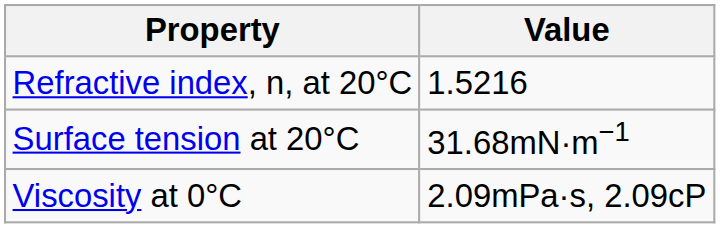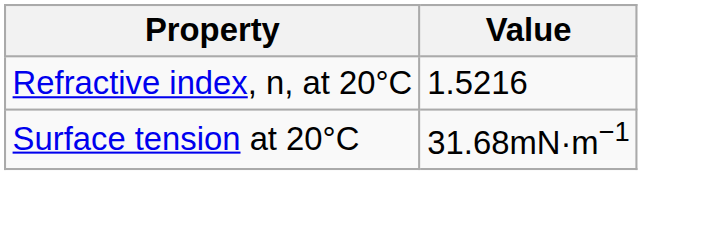- row: (127, 195)
